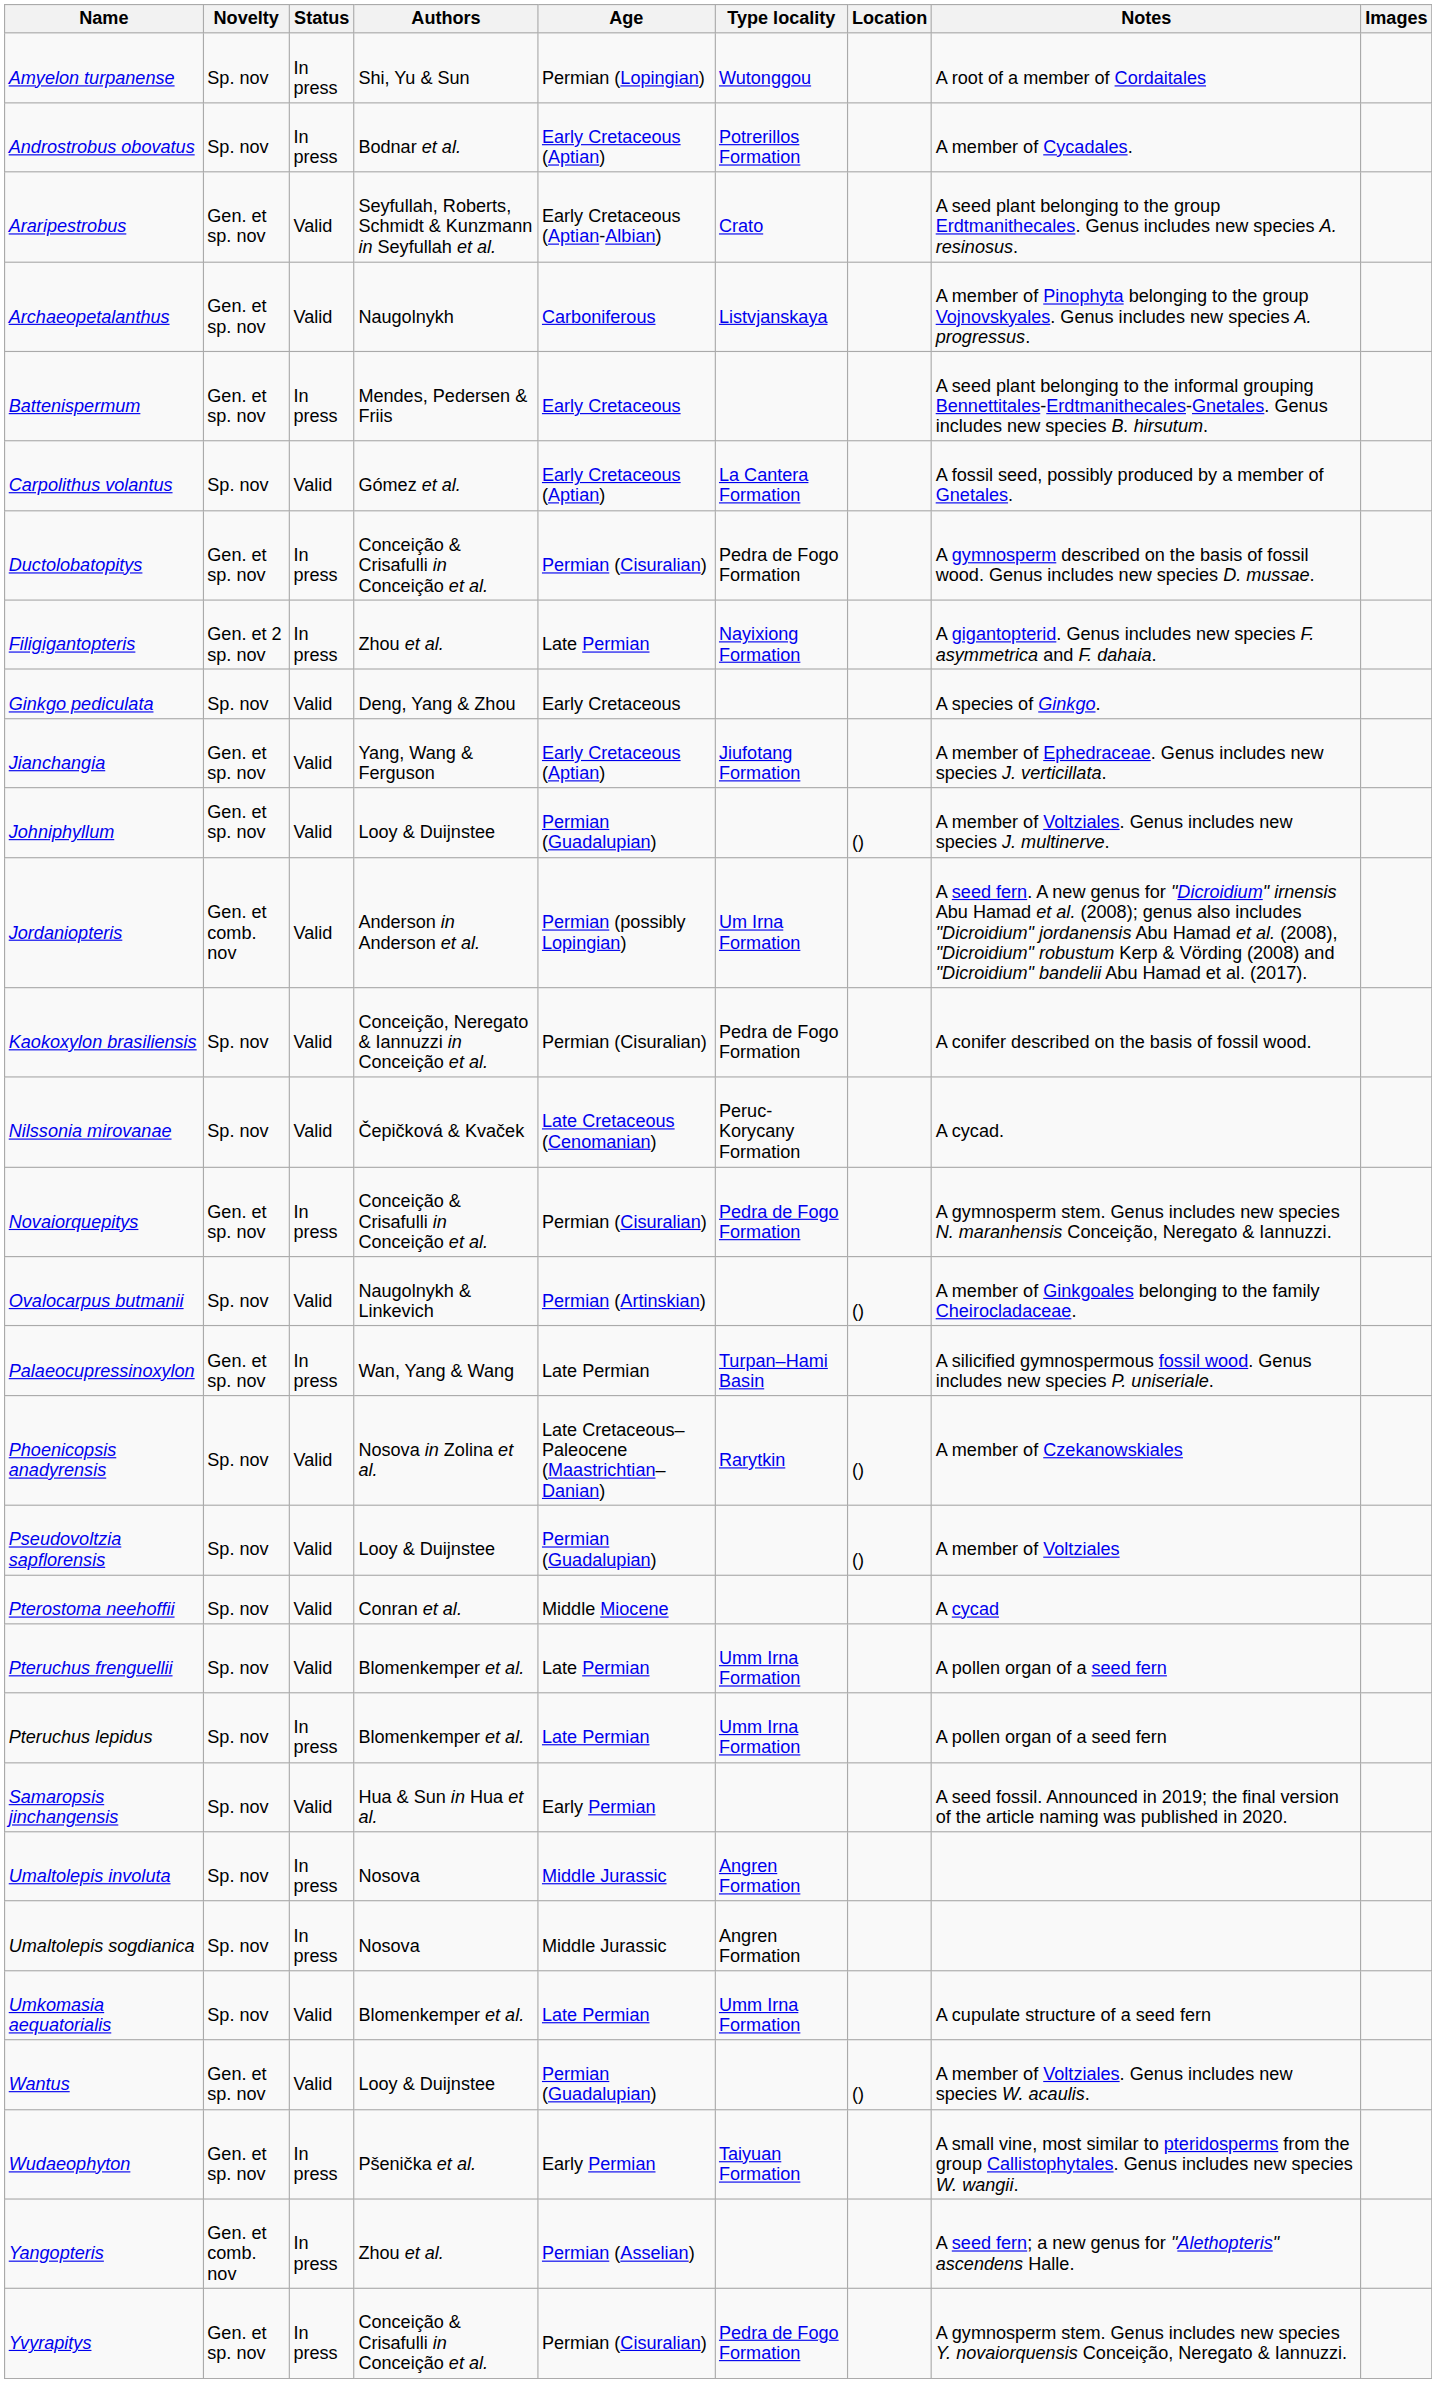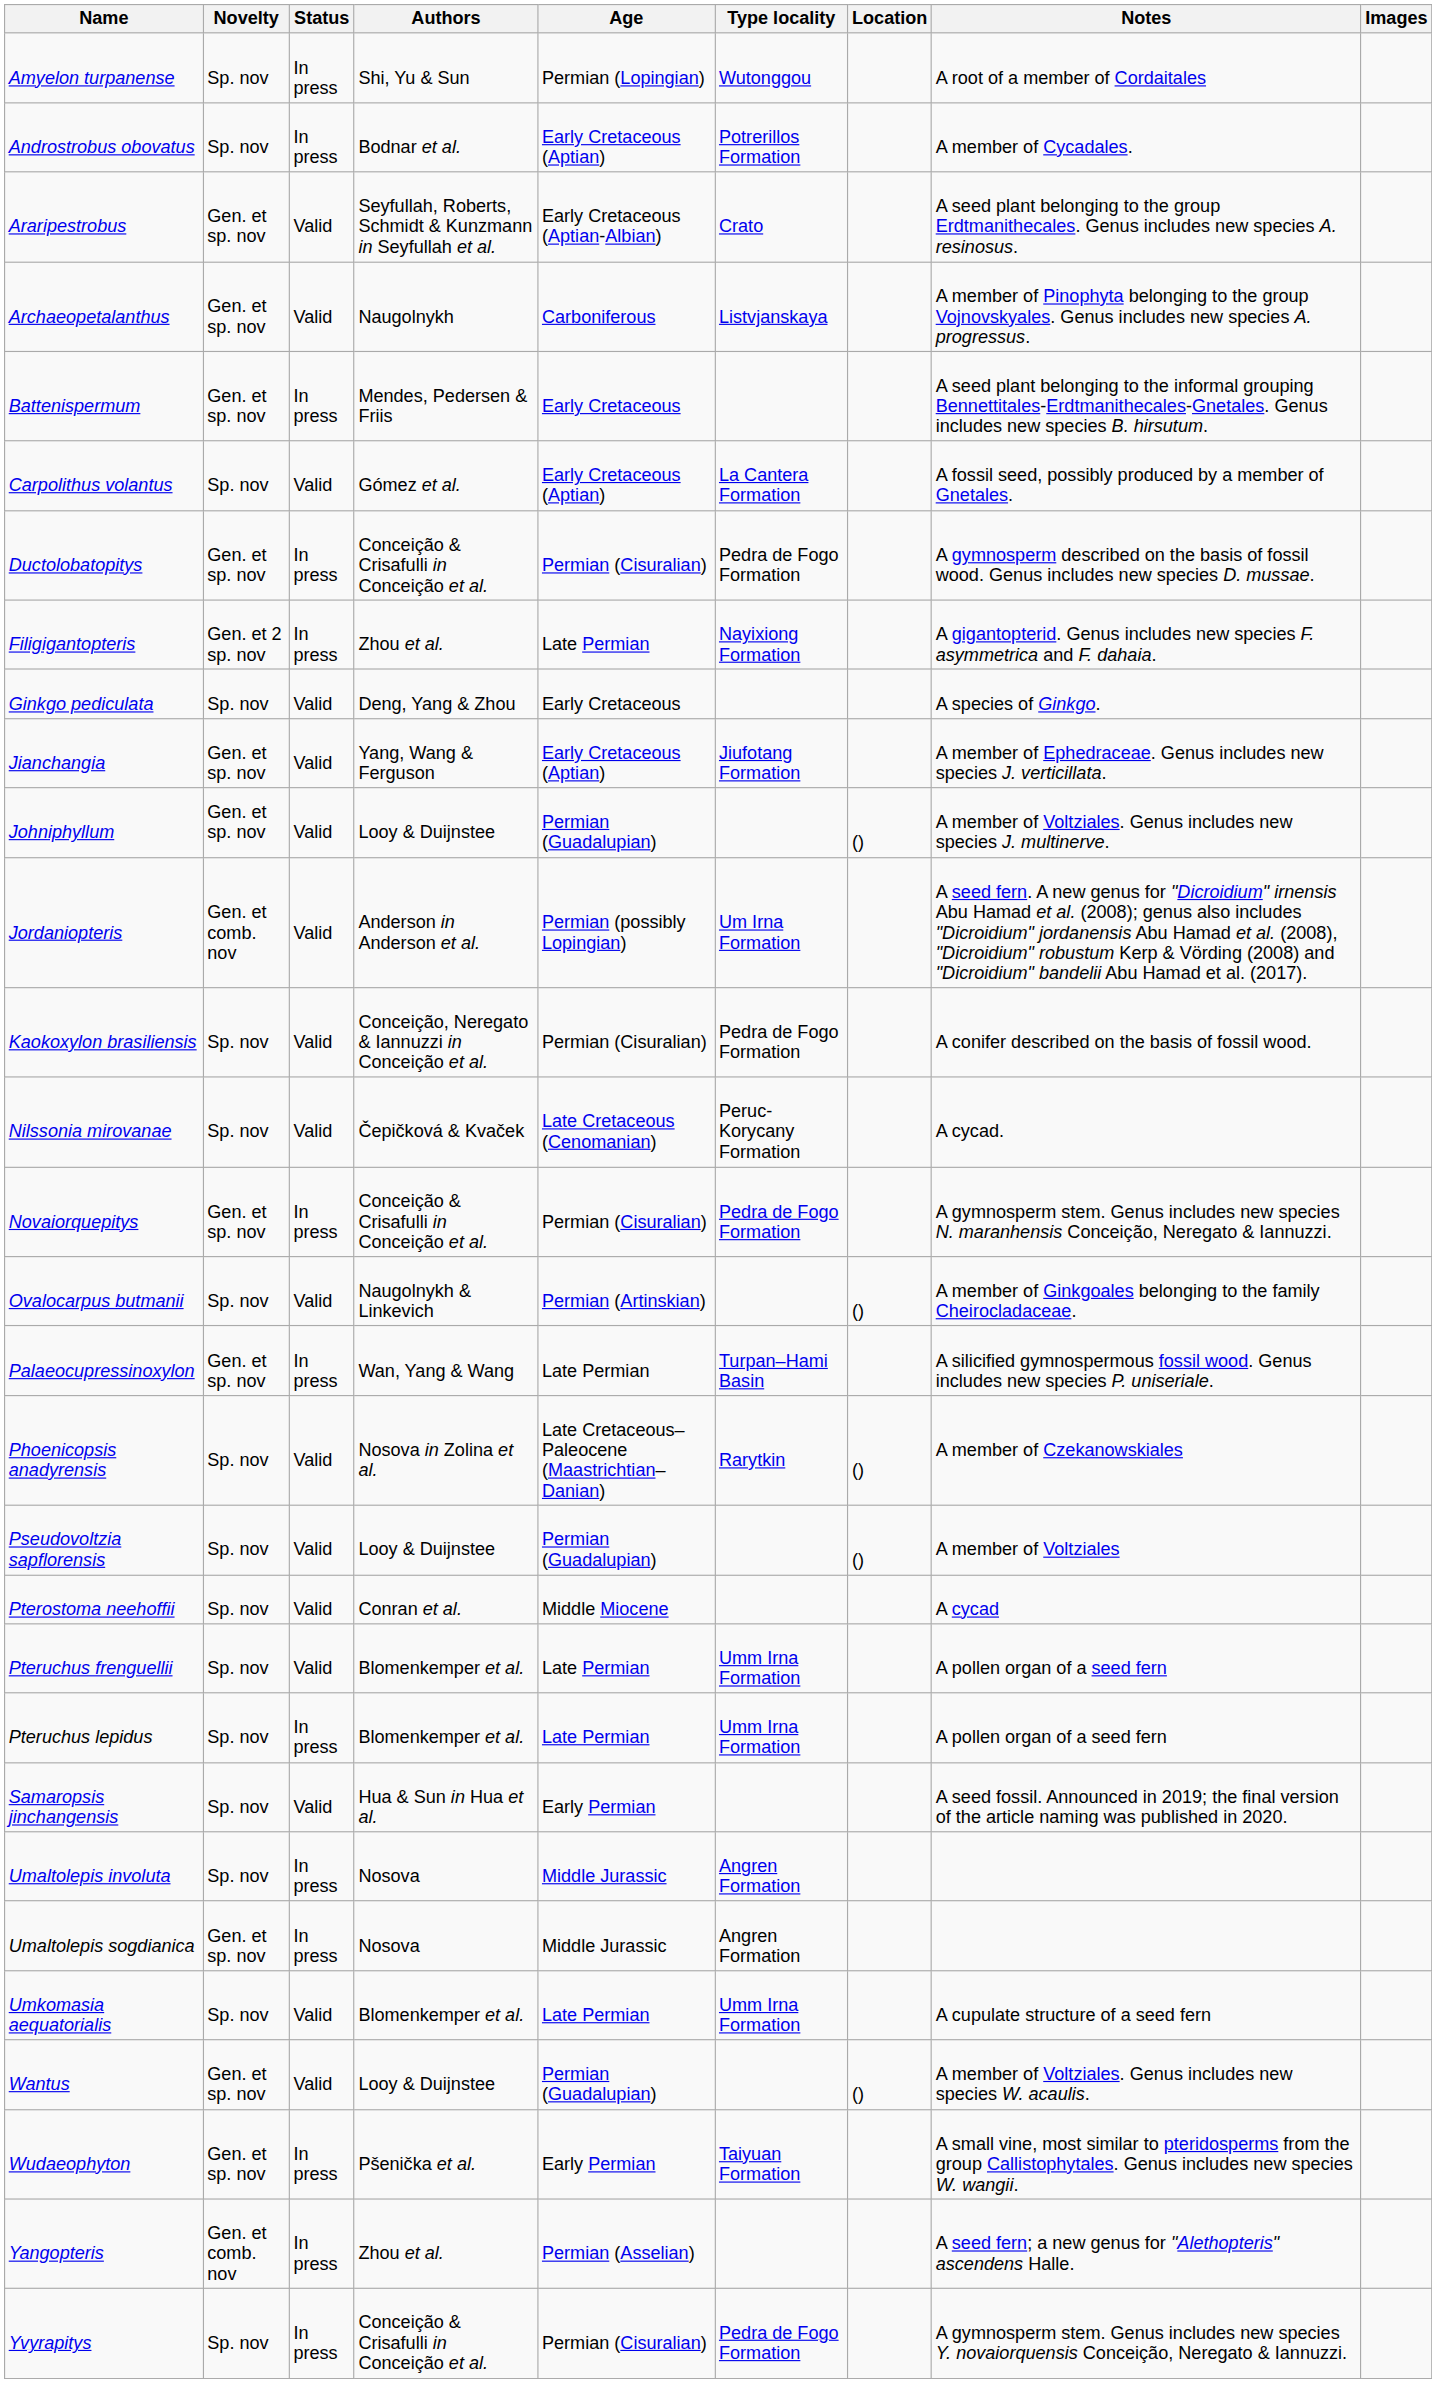(238, 1945) Sp. nov -> (237, 1945) Gen. et sp. nov
(237, 2343) Gen. et sp. nov -> (238, 2343) Sp. nov
